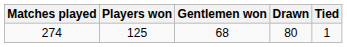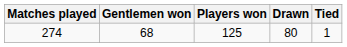columns swapped: (222, 14) <-> (137, 14)
